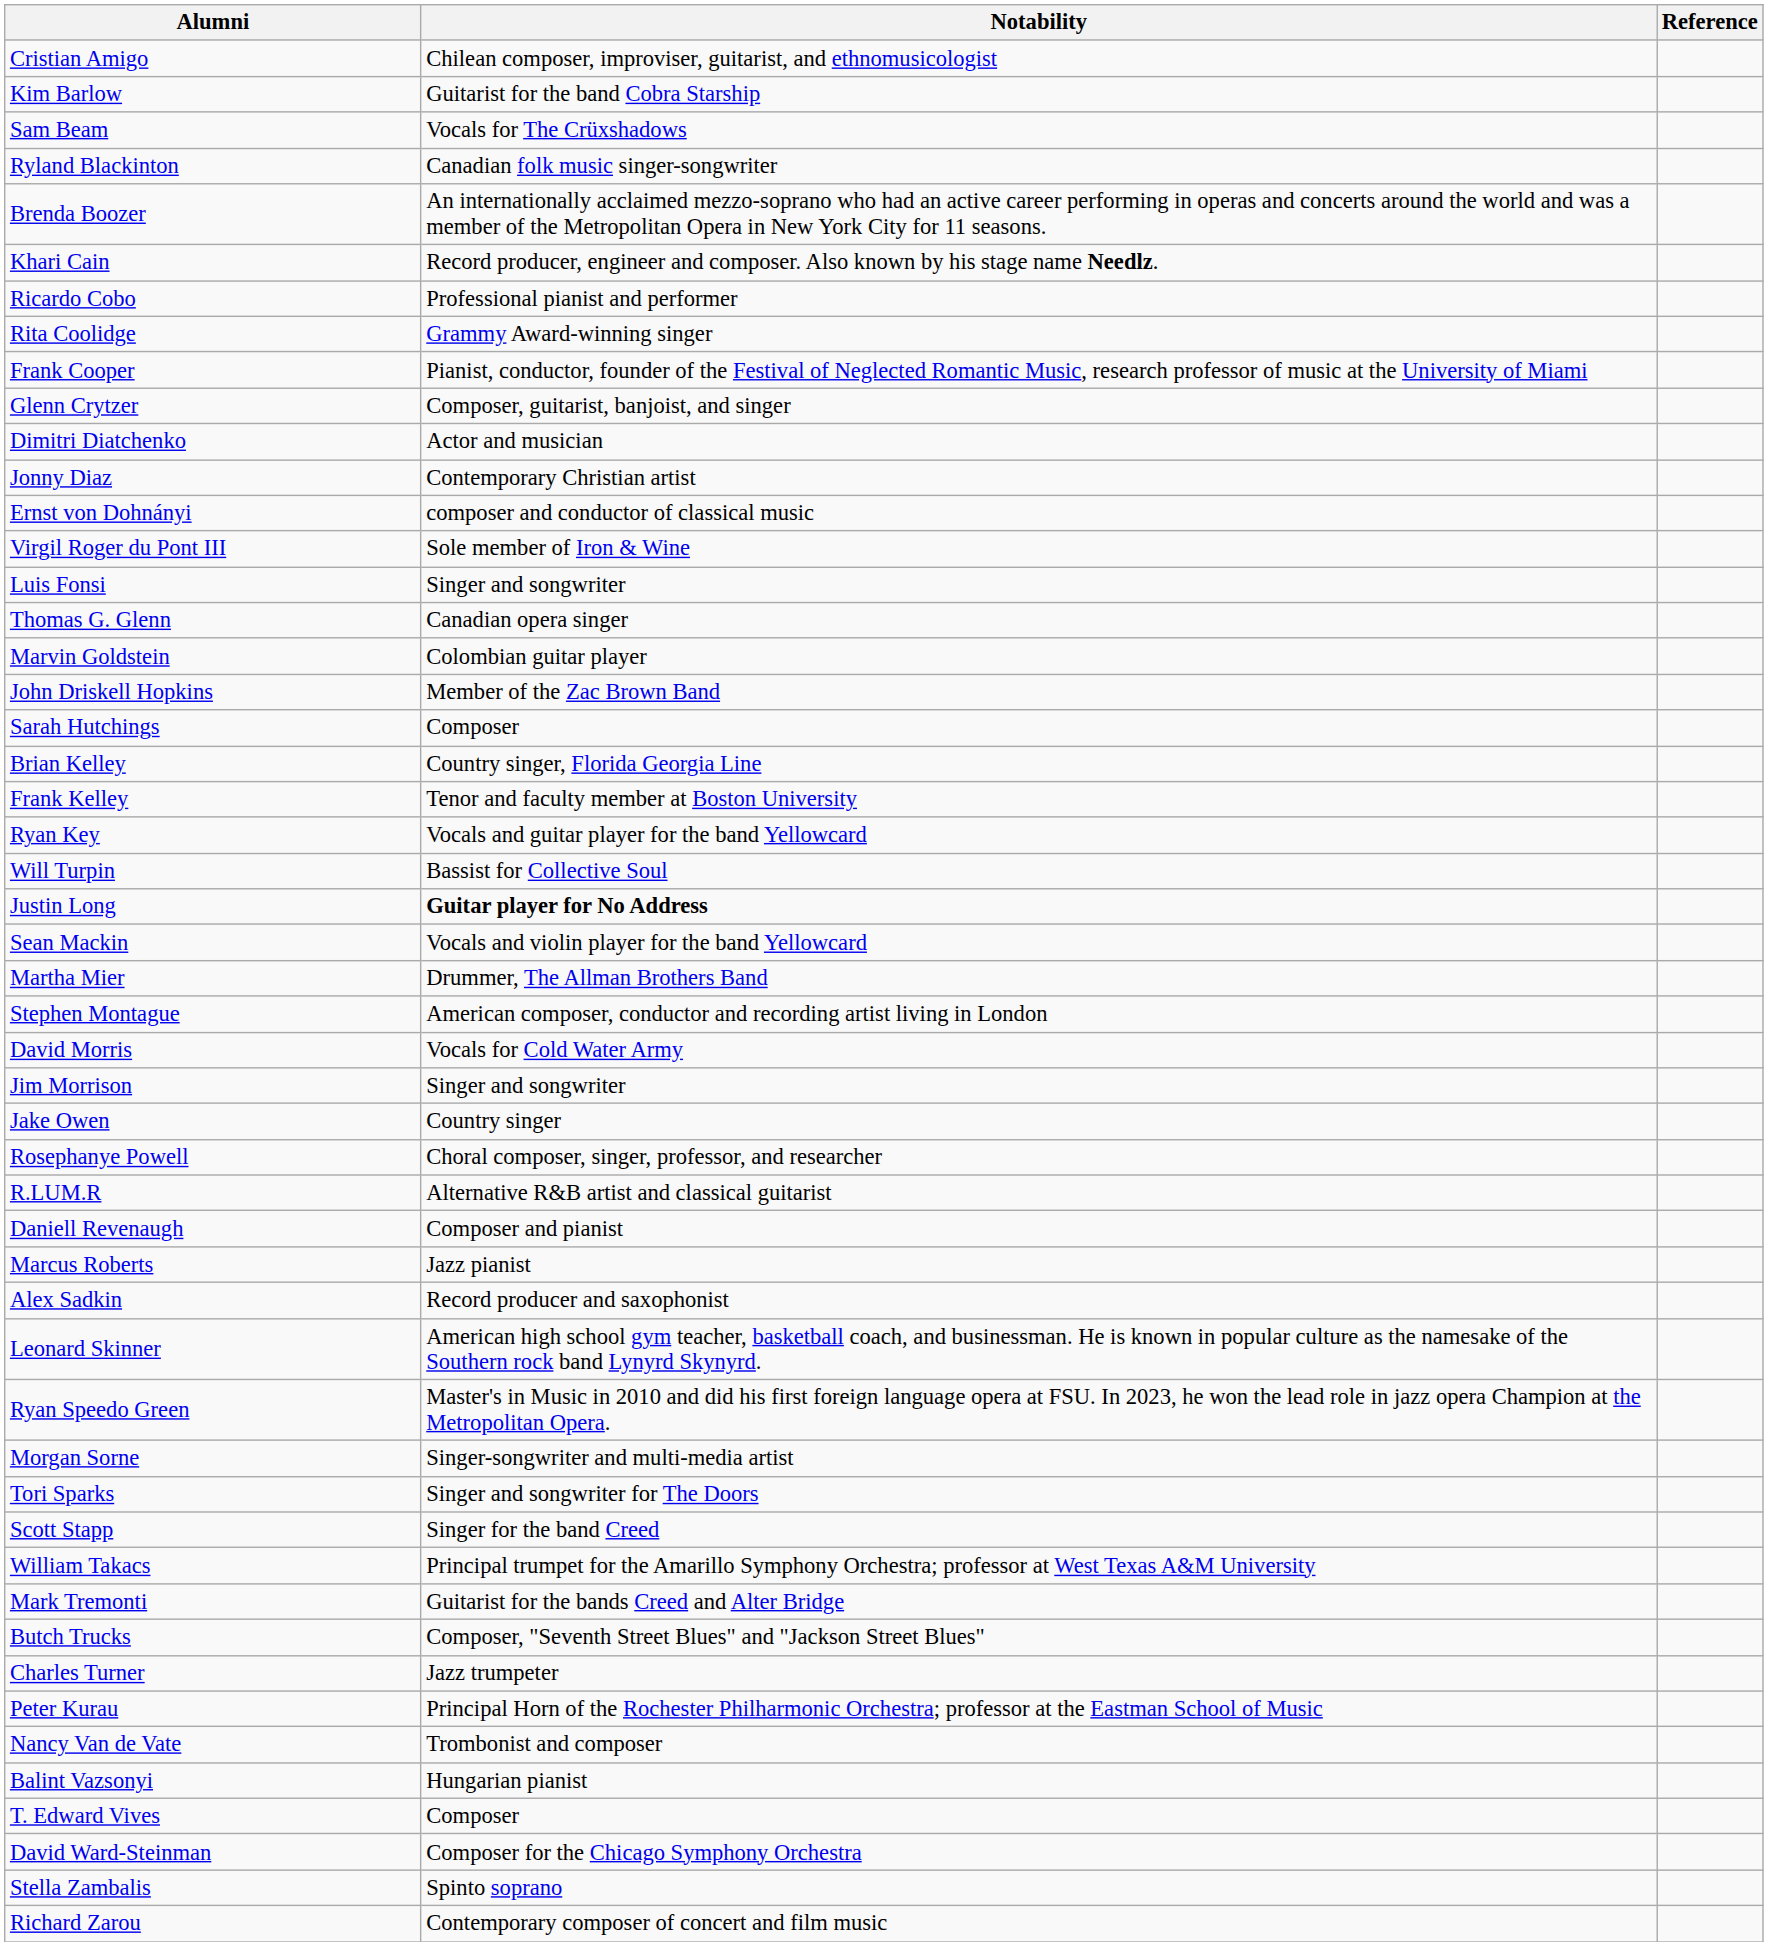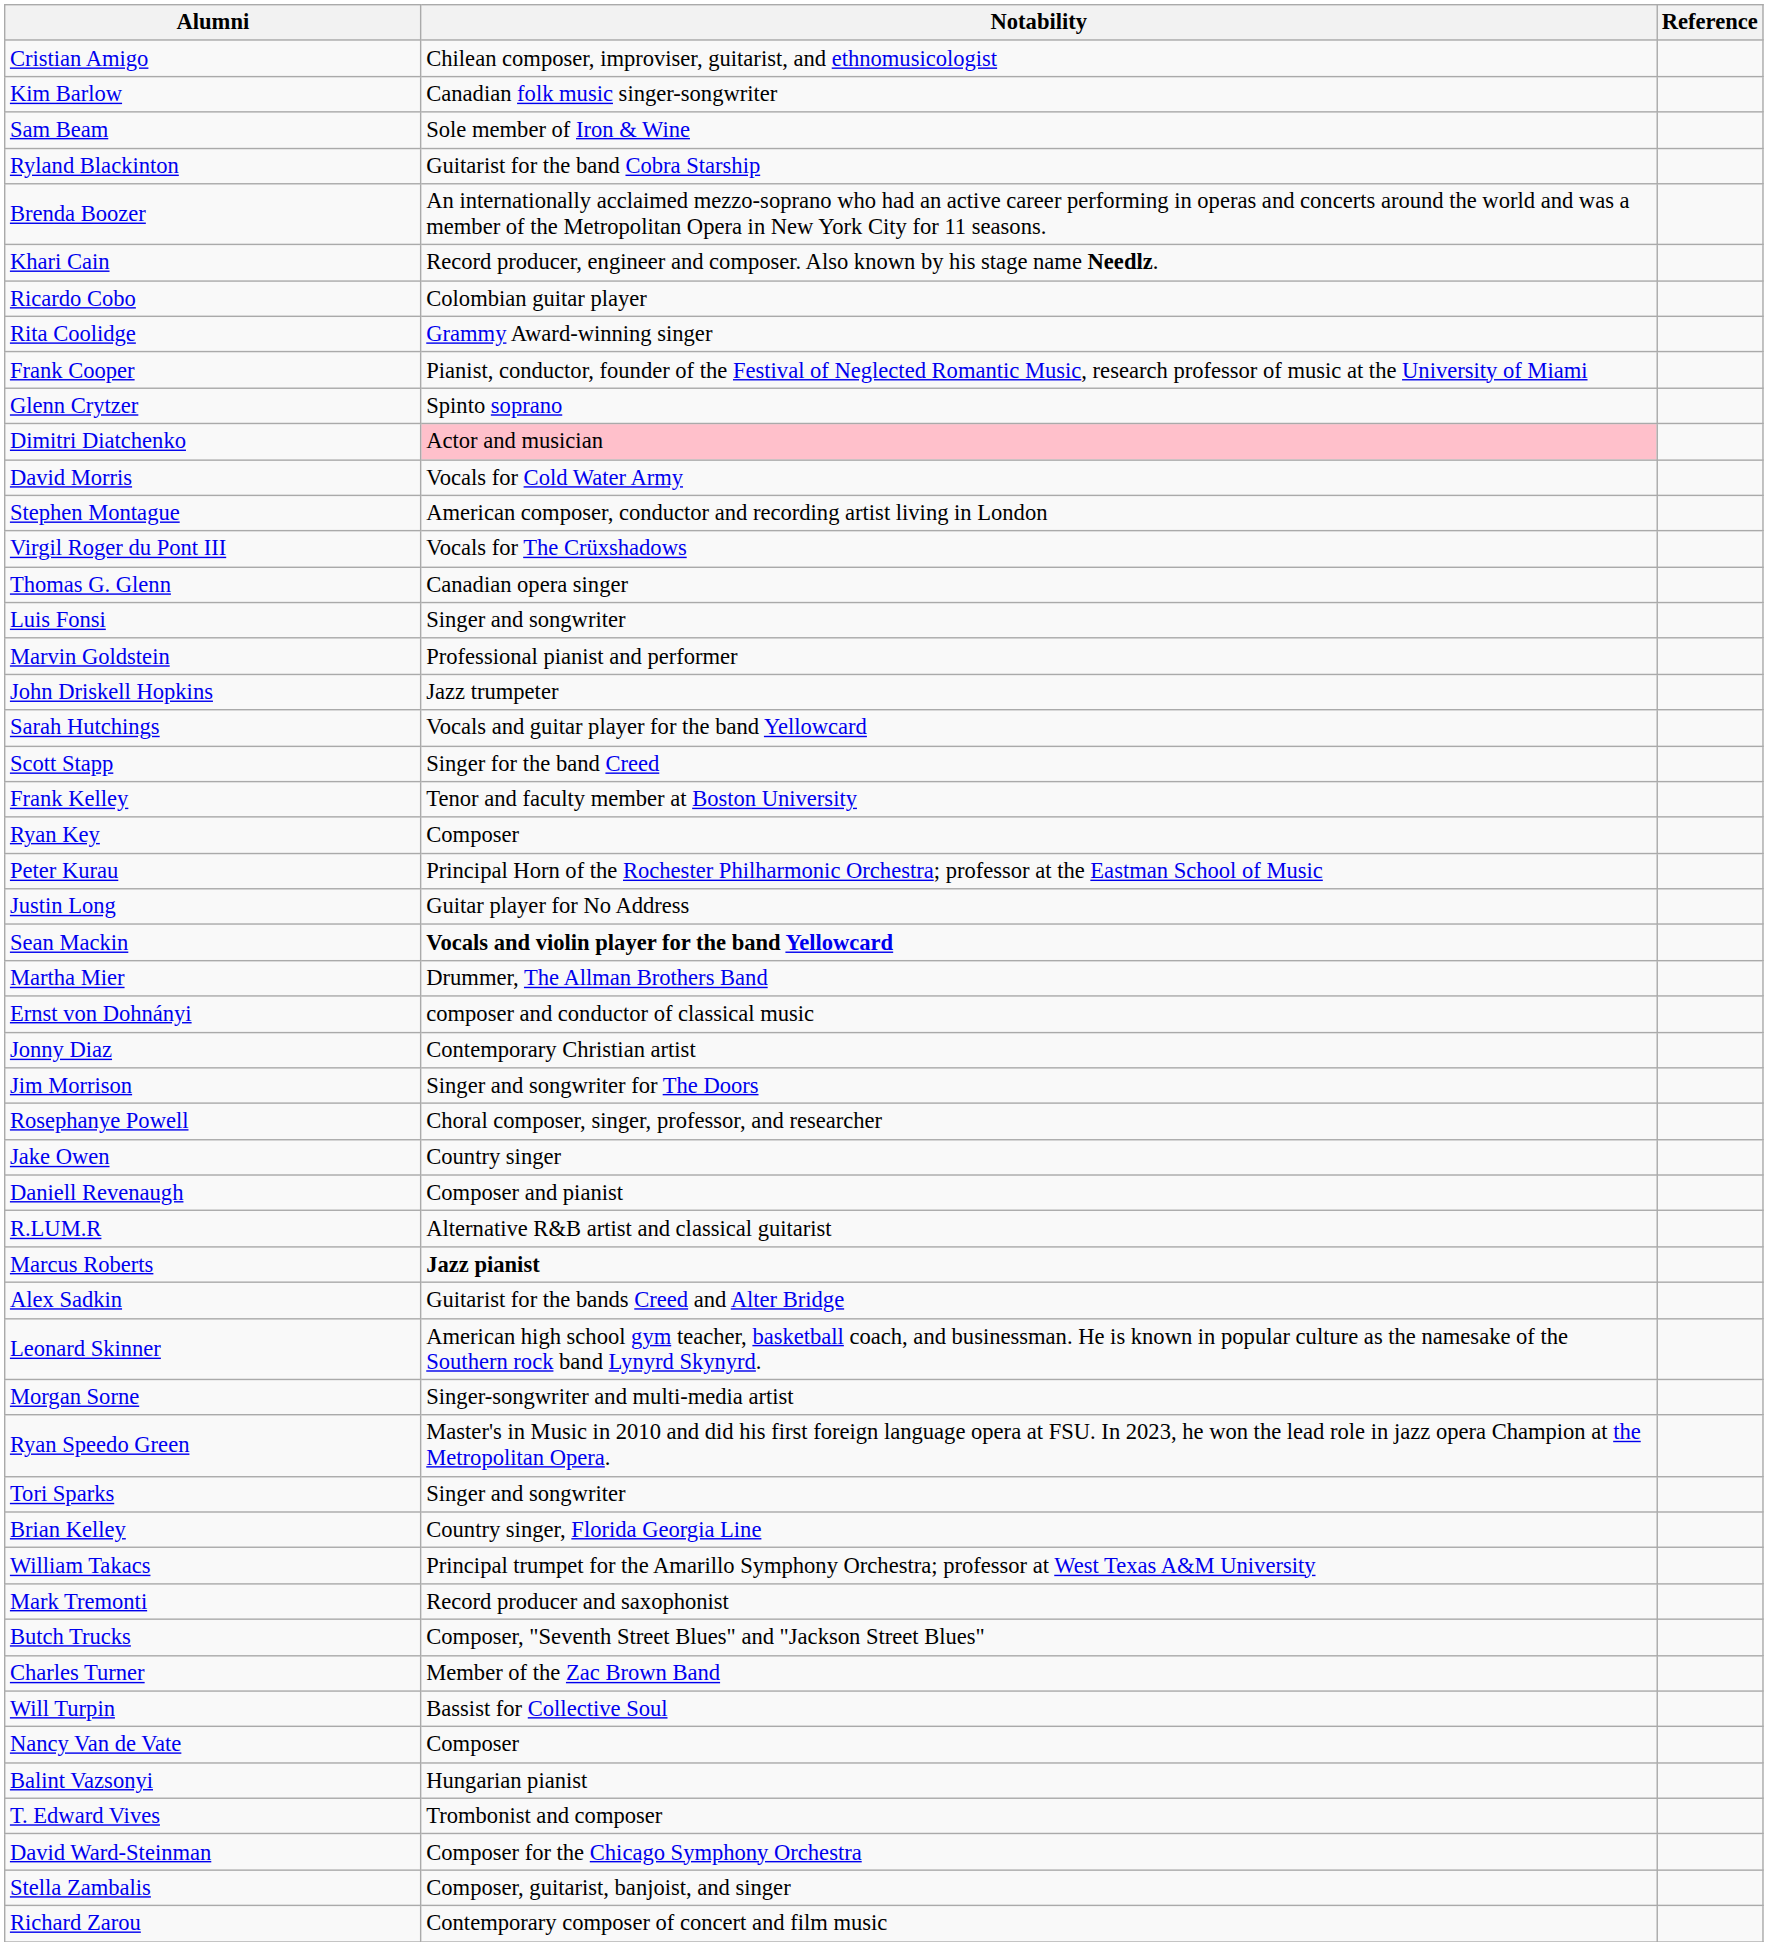(593, 93) Guitarist for the band Cobra Starship -> (602, 93) Canadian folk music singer-songwriter
(556, 129) Vocals for The Crüxshadows -> (558, 129) Sole member of Iron & Wine
(602, 165) Canadian folk music singer-songwriter -> (593, 165) Guitarist for the band Cobra Starship
(582, 298) Professional pianist and performer -> (537, 298) Colombian guitar player
(608, 405) Composer, guitarist, banjoist, and singer -> (494, 405) Spinto soprano
(515, 441) no background -> (515, 441) pink background
rows swapped: (61, 477) <-> (71, 1049)
rows swapped: (101, 512) <-> (95, 1013)
(558, 548) Sole member of Iron & Wine -> (556, 548) Vocals for The Crüxshadows
rows swapped: (58, 584) <-> (90, 620)
(537, 656) Colombian guitar player -> (582, 656) Professional pianist and performer
(573, 691) Member of the Zac Brown Band -> (492, 691) Jazz trumpeter
(473, 727) Composer -> (647, 727) Vocals and guitar player for the band Yellowcard
rows swapped: (68, 763) <-> (62, 1529)
(647, 834) Vocals and guitar player for the band Yellowcard -> (473, 834) Composer
rows swapped: (64, 1708) <-> (62, 870)
(567, 906) bold -> (558, 906) normal
(647, 942) normal -> (660, 942) bold
(526, 1085) Singer and songwriter -> (592, 1085) Singer and songwriter for The Doors
rows swapped: (60, 1121) <-> (99, 1156)
rows swapped: (56, 1192) <-> (97, 1228)
(479, 1264) normal -> (483, 1264) bold
(578, 1300) Record producer and saxophonist -> (635, 1300) Guitarist for the bands Creed and Alter Bridge
rows swapped: (100, 1409) <-> (75, 1458)
(592, 1493) Singer and songwriter for The Doors -> (526, 1493) Singer and songwriter
(635, 1601) Guitarist for the bands Creed and Alter Bridge -> (578, 1601) Record producer and saxophonist
(492, 1672) Jazz trumpeter -> (573, 1672) Member of the Zac Brown Band
(544, 1744) Trombonist and composer -> (473, 1744) Composer
(473, 1815) Composer -> (544, 1815) Trombonist and composer
(494, 1887) Spinto soprano -> (608, 1887) Composer, guitarist, banjoist, and singer
